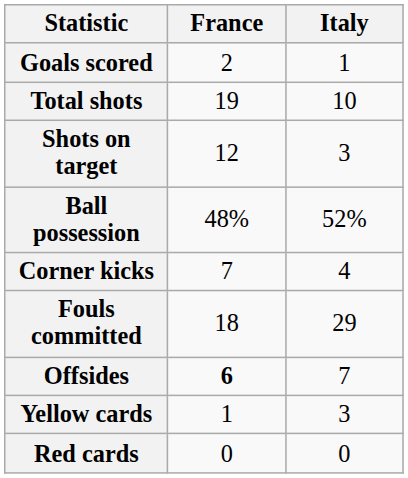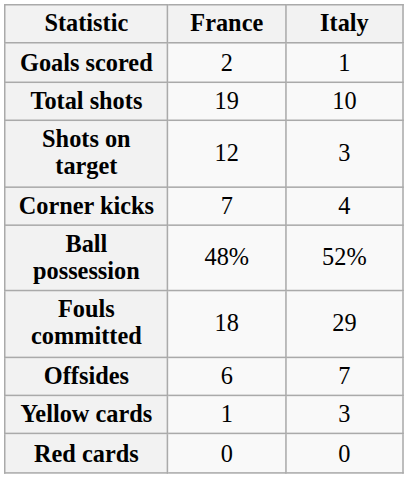rows swapped: (86, 219) <-> (86, 271)
(227, 375) bold -> (227, 375) normal
